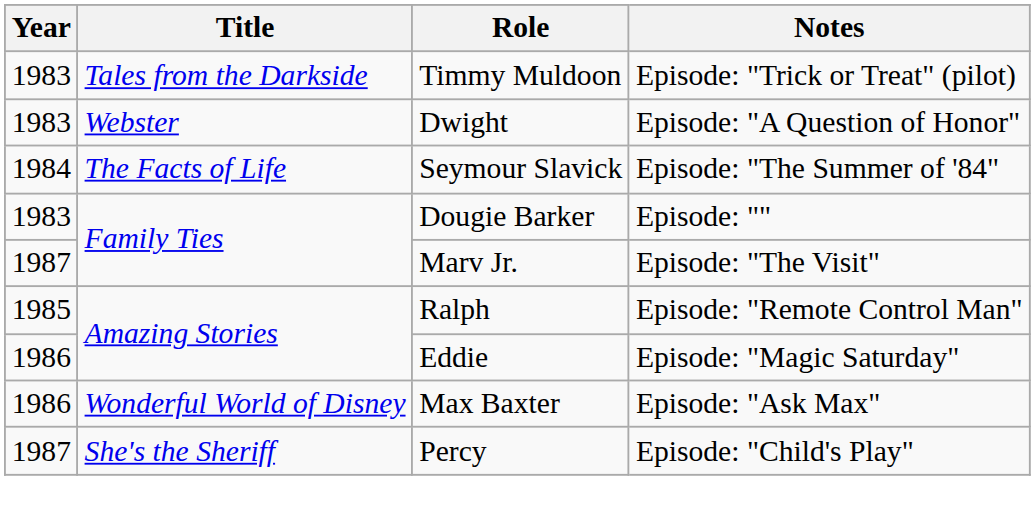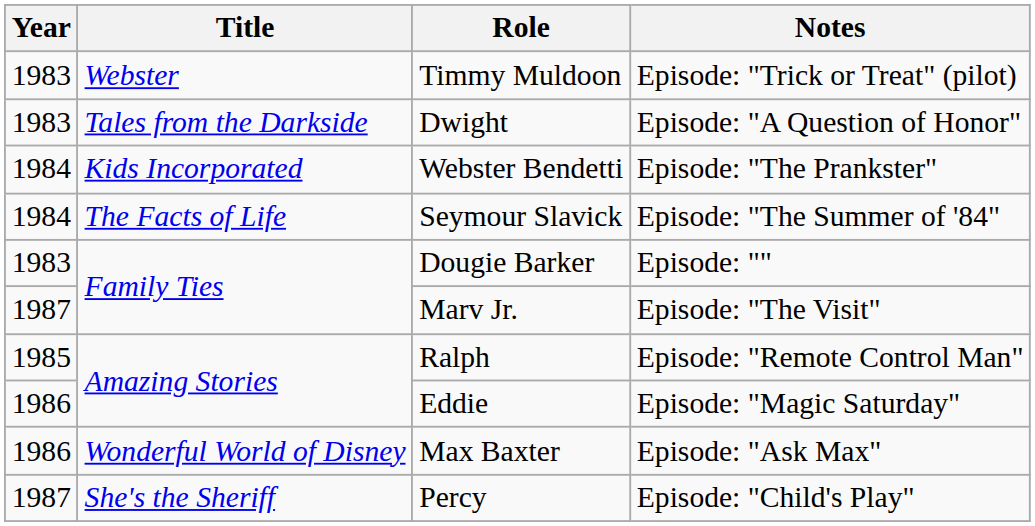(226, 74) Tales from the Darkside -> (132, 74) Webster
(132, 121) Webster -> (226, 121) Tales from the Darkside
+ row: (521, 168)
